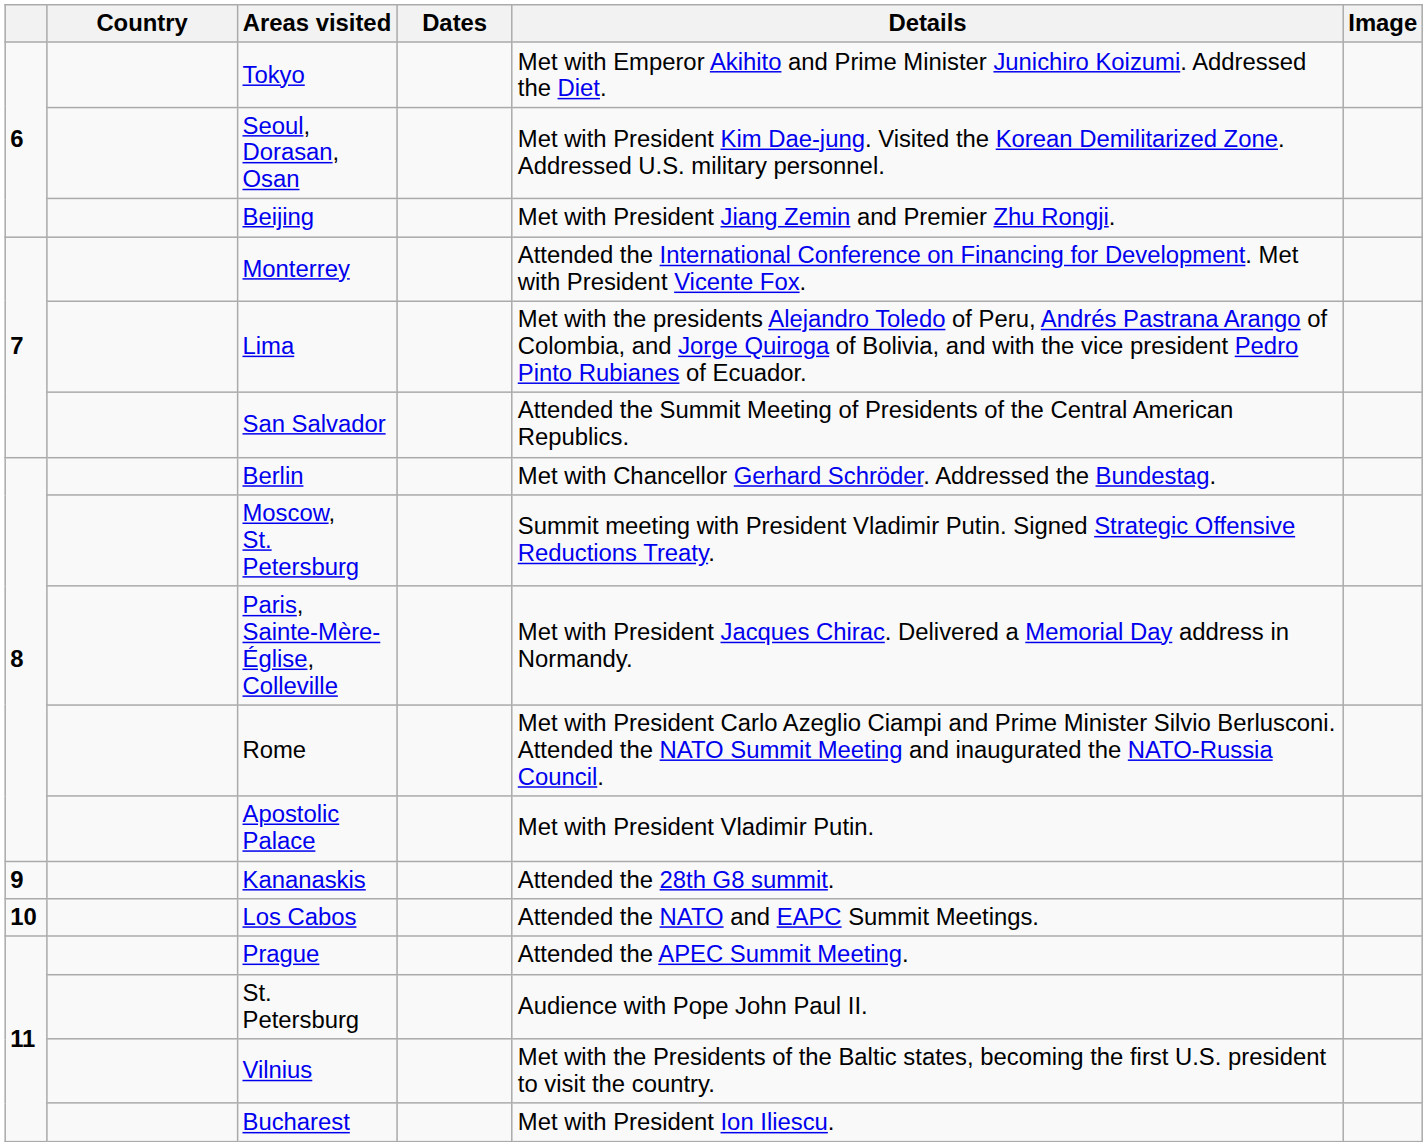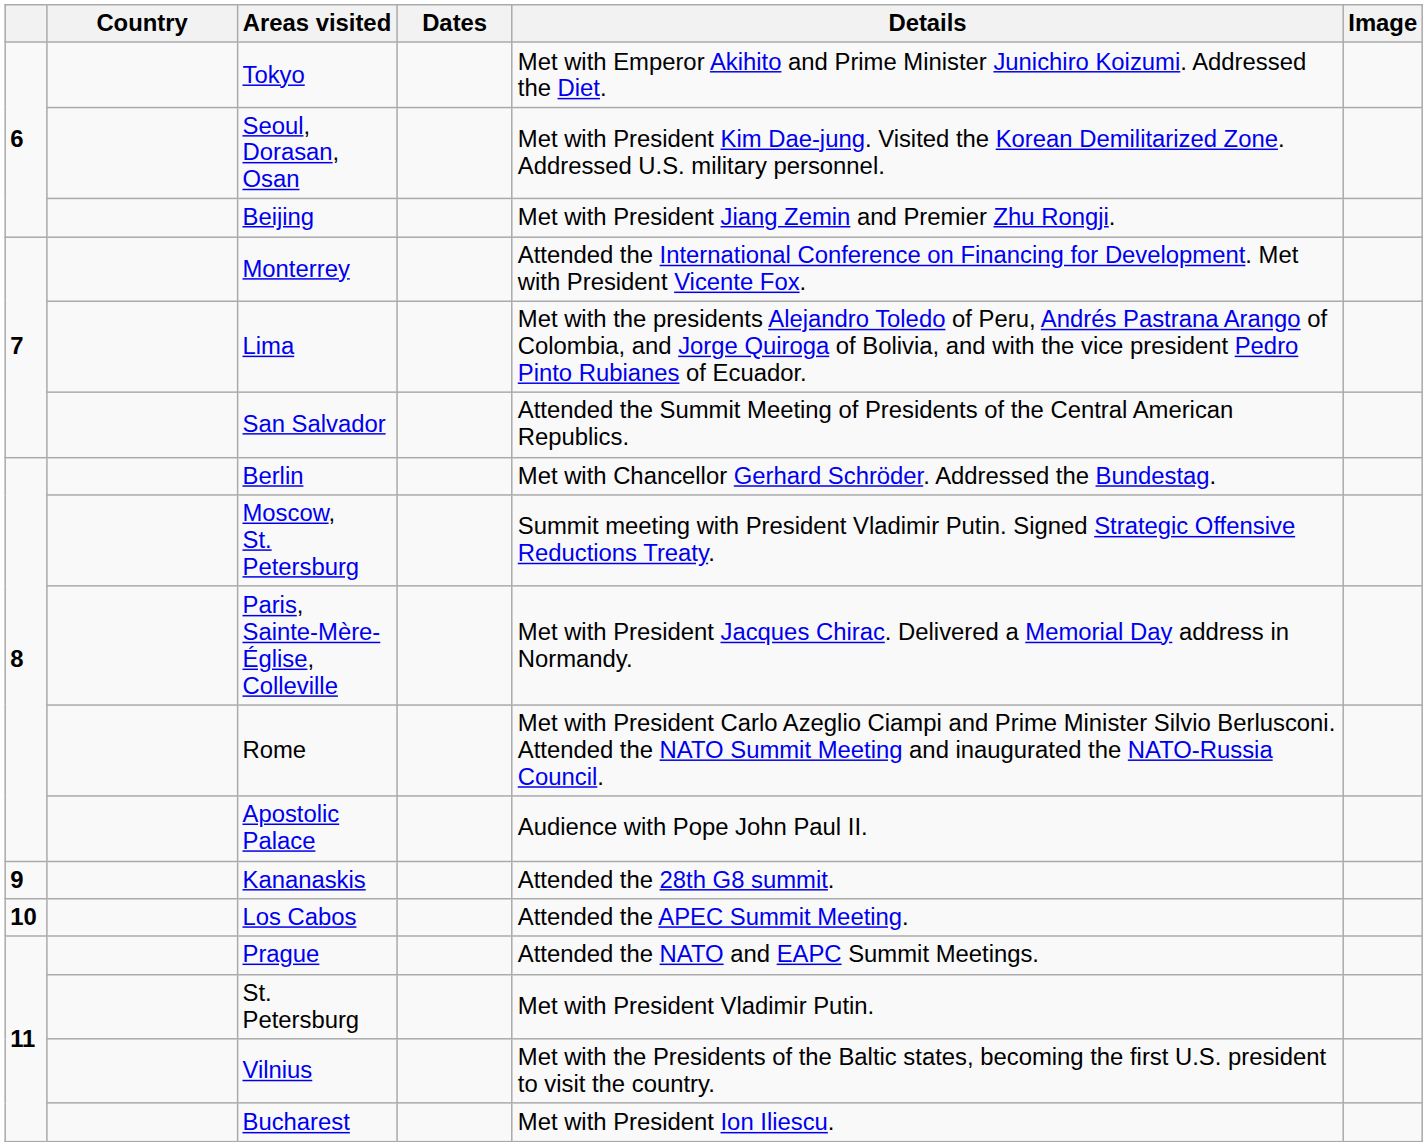(696, 828) Met with President Vladimir Putin. -> (693, 828) Audience with Pope John Paul II.
(778, 917) Attended the NATO and EAPC Summit Meetings. -> (713, 917) Attended the APEC Summit Meeting.
(713, 955) Attended the APEC Summit Meeting. -> (778, 955) Attended the NATO and EAPC Summit Meetings.
(693, 1006) Audience with Pope John Paul II. -> (696, 1006) Met with President Vladimir Putin.
